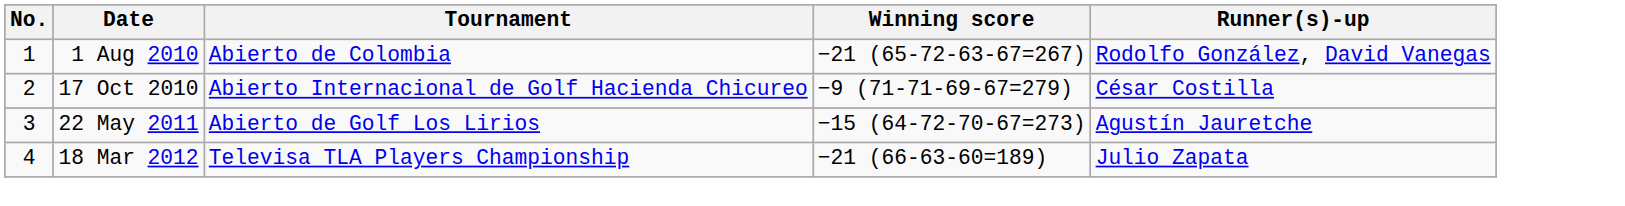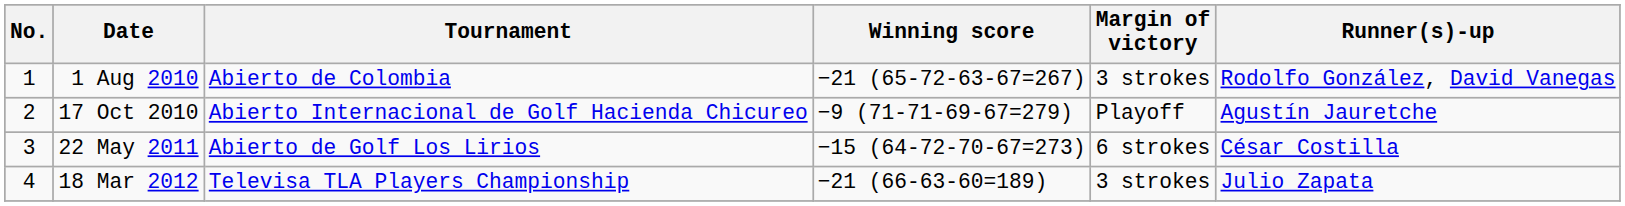+ column: (1153, 34)
(1185, 91) César Costilla -> (1329, 115) Agustín Jauretche
(1204, 125) Agustín Jauretche -> (1310, 149) César Costilla
